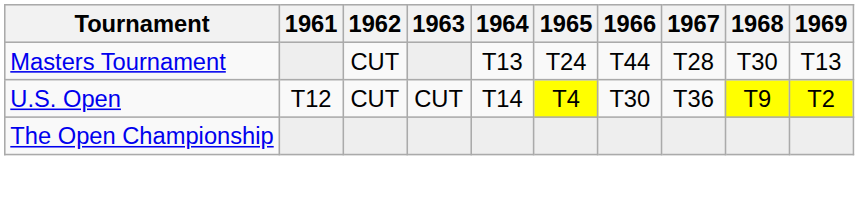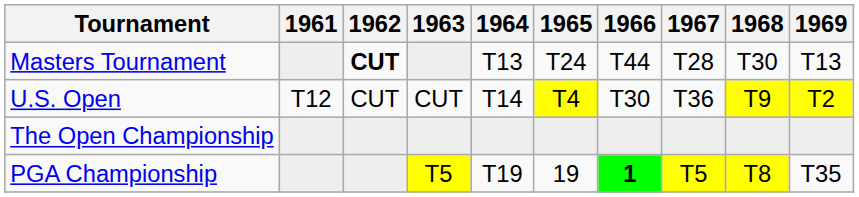(375, 61) normal -> (375, 61) bold
+ row: (114, 174)
